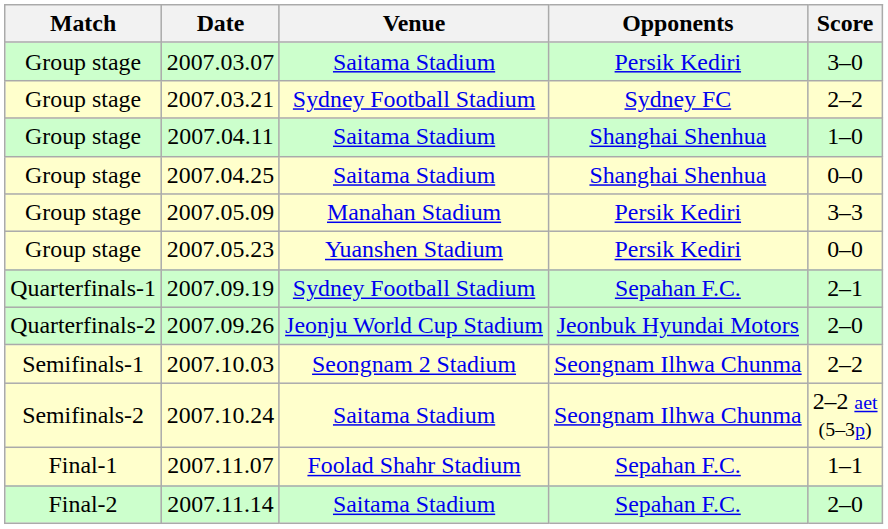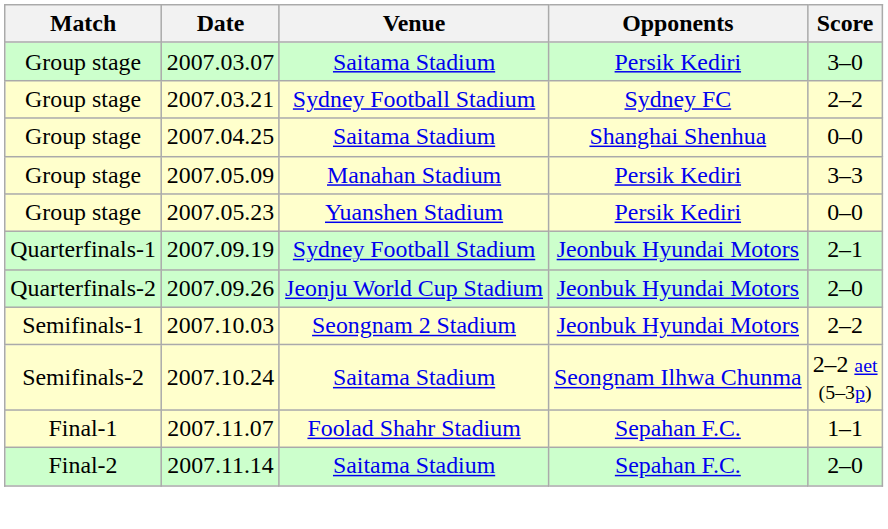- row: (220, 136)
(678, 288) Sepahan F.C. -> (678, 250) Jeonbuk Hyundai Motors
(678, 363) Seongnam Ilhwa Chunma -> (678, 325) Jeonbuk Hyundai Motors
